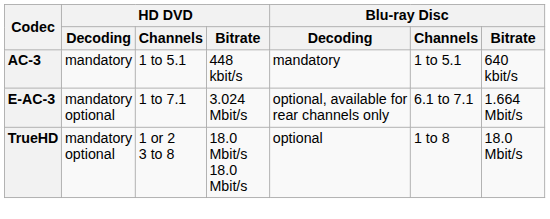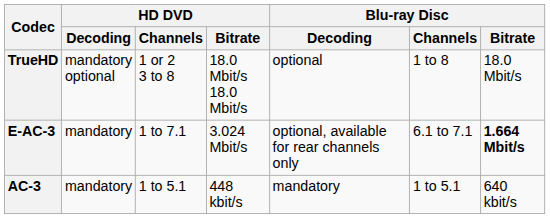rows swapped: (24, 60) <-> (33, 138)
(99, 107) mandatory optional -> (99, 131) mandatory
(504, 107) normal -> (504, 139) bold
